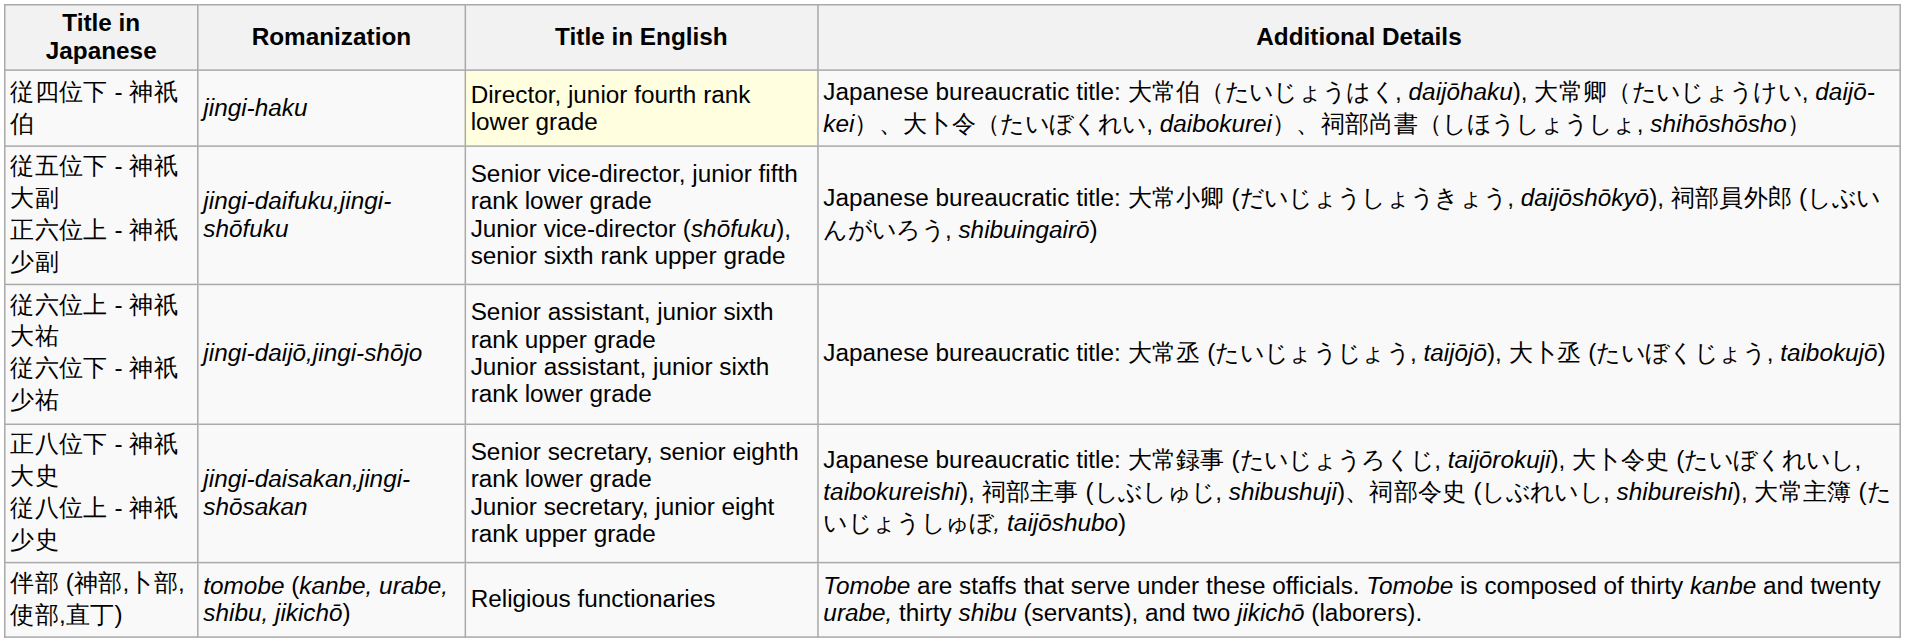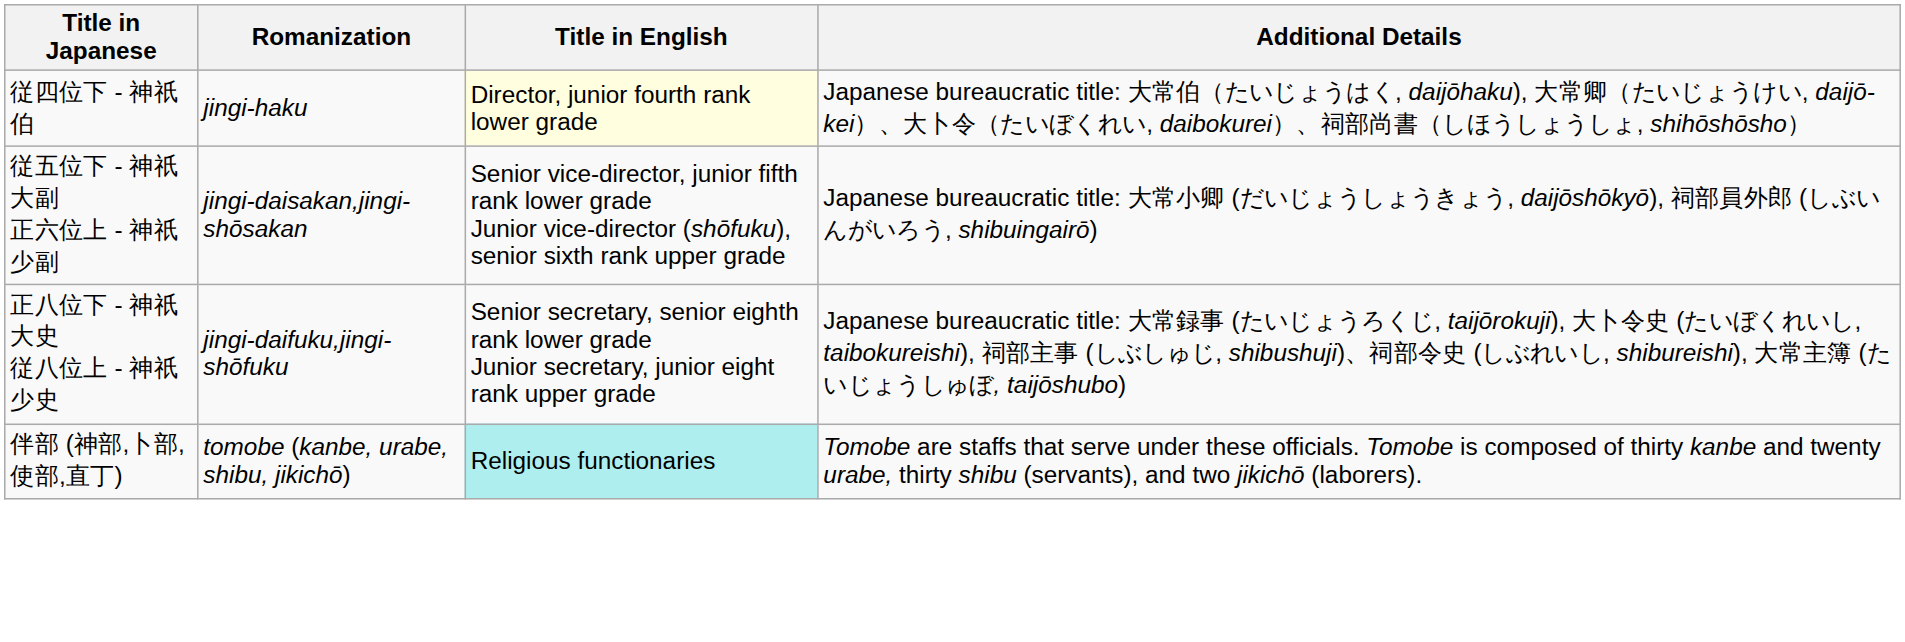(297, 214) jingi-daifuku,jingi-shōfuku -> (307, 214) jingi-daisakan,jingi-shōsakan
- row: (94, 353)
(307, 492) jingi-daisakan,jingi-shōsakan -> (297, 353) jingi-daifuku,jingi-shōfuku
(593, 599) no background -> (593, 460) paleturquoise background
